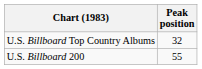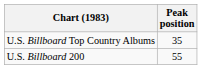(177, 40) 32 -> (177, 40) 35
